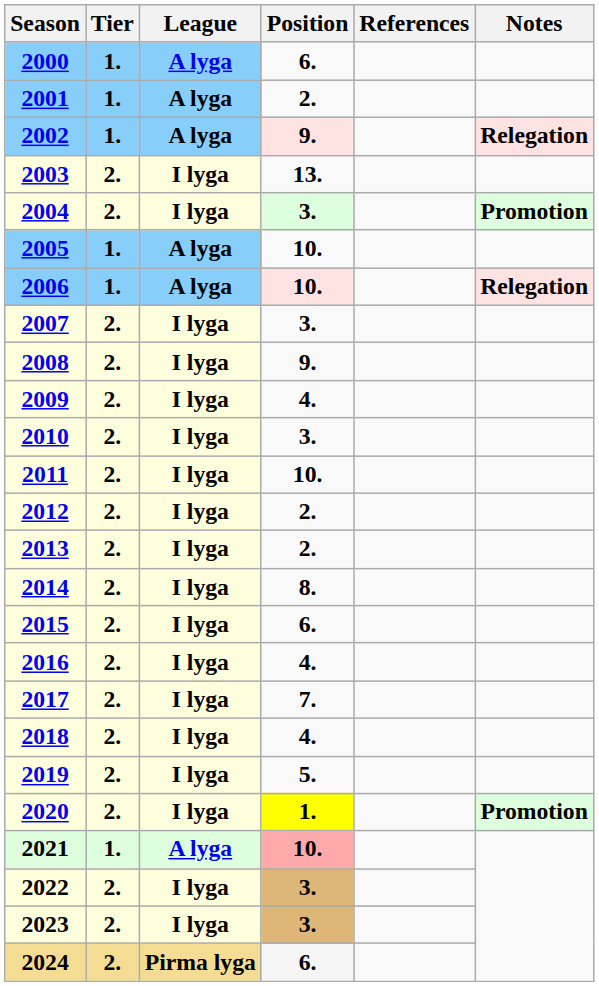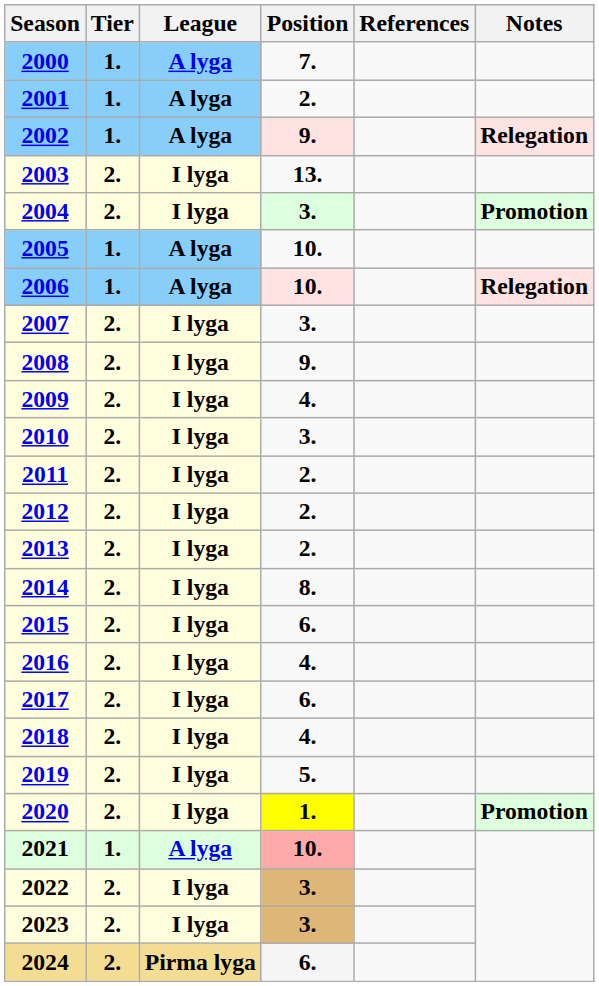(308, 60) 6. -> (308, 60) 7.
(308, 473) 10. -> (308, 473) 2.
(308, 699) 7. -> (308, 699) 6.
